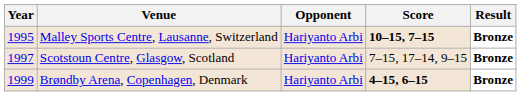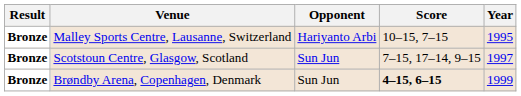columns swapped: (21, 15) <-> (493, 15)
(402, 37) bold -> (415, 37) normal
(323, 58) Hariyanto Arbi -> (318, 58) Sun Jun
(323, 80) Hariyanto Arbi -> (318, 80) Sun Jun
